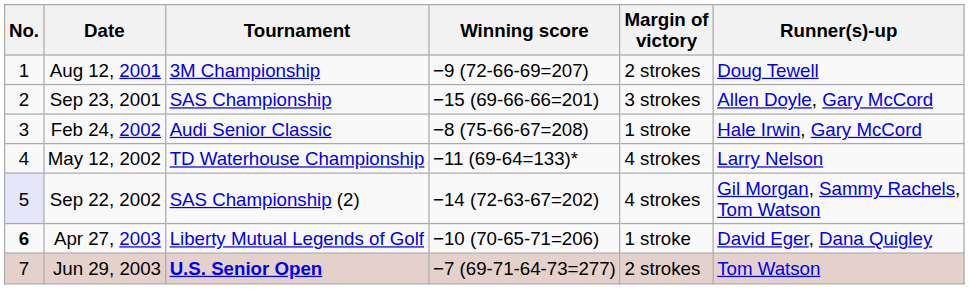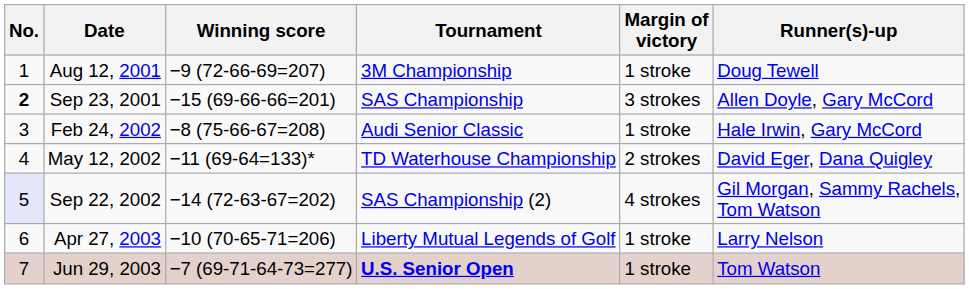columns swapped: (297, 30) <-> (524, 30)
(662, 70) 2 strokes -> (658, 70) 1 stroke
(24, 100) normal -> (24, 100) bold
(662, 159) 4 strokes -> (662, 159) 2 strokes
(770, 159) Larry Nelson -> (825, 159) David Eger, Dana Quigley
(24, 239) bold -> (24, 239) normal
(825, 239) David Eger, Dana Quigley -> (770, 239) Larry Nelson
(662, 269) 2 strokes -> (658, 269) 1 stroke
